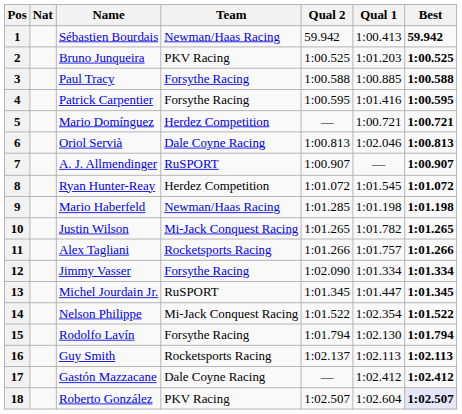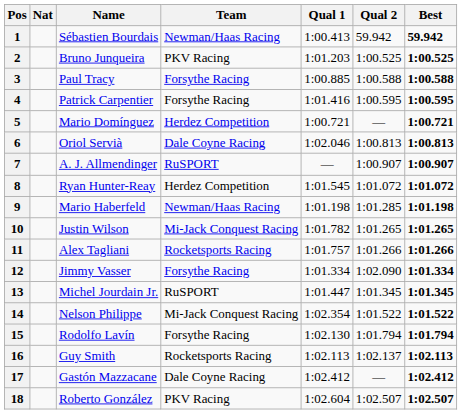columns swapped: (379, 15) <-> (327, 15)
(431, 398) lavender background -> (431, 398) no background
